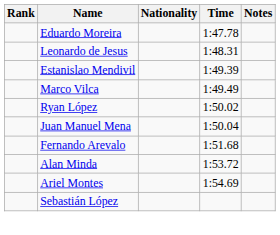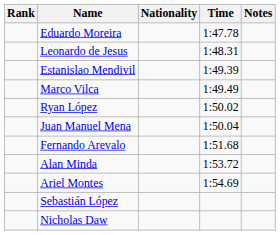+ row: (74, 220)
